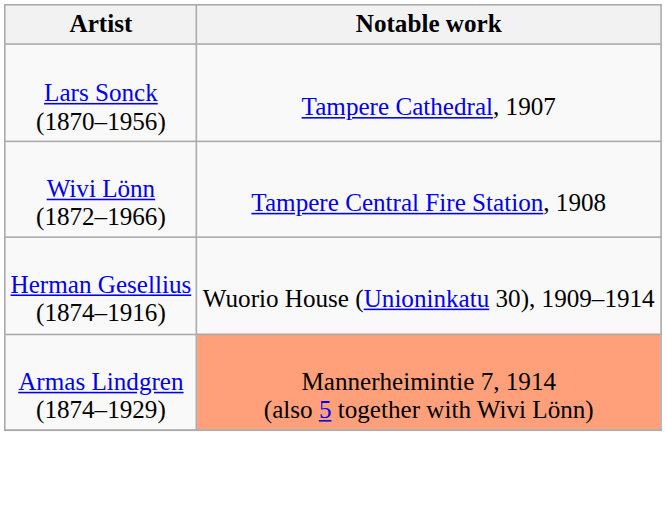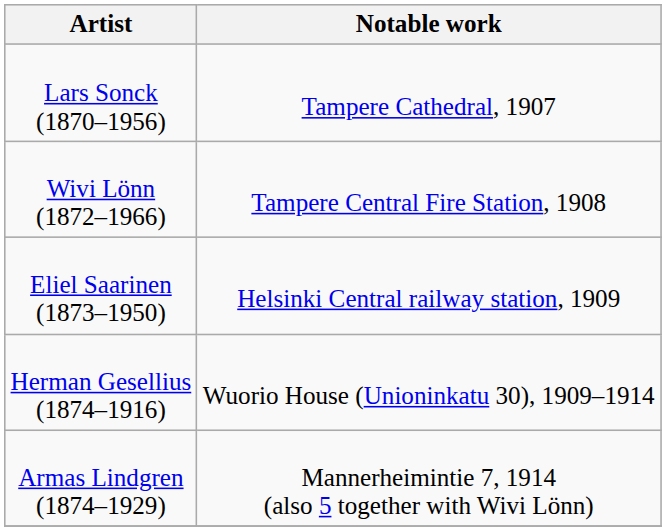+ row: (101, 299)
(429, 395) lightsalmon background -> (429, 492) no background
